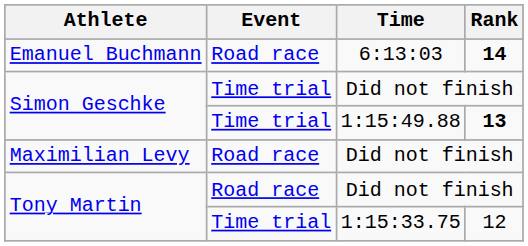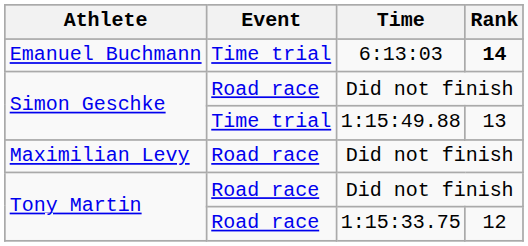(265, 55) Road race -> (271, 55) Time trial
(271, 89) Time trial -> (265, 89) Road race
(494, 122) bold -> (494, 122) normal
(271, 223) Time trial -> (265, 223) Road race
